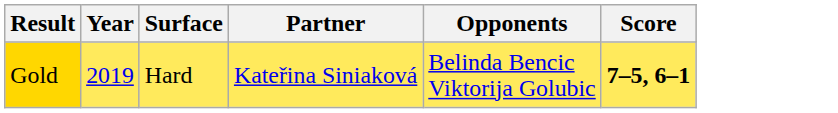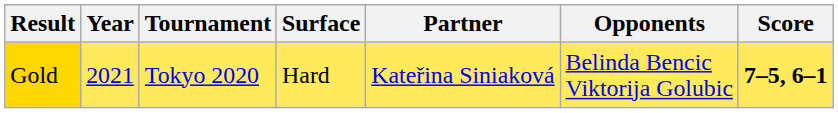+ column: (208, 23)
(110, 74) 2019 -> (110, 74) 2021
